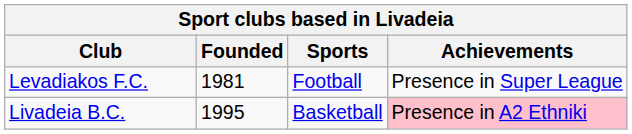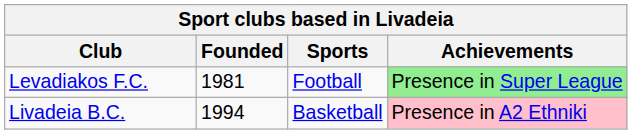(507, 81) no background -> (507, 81) lightgreen background
(223, 112) 1995 -> (223, 112) 1994
